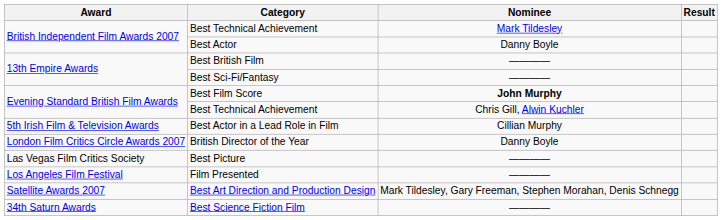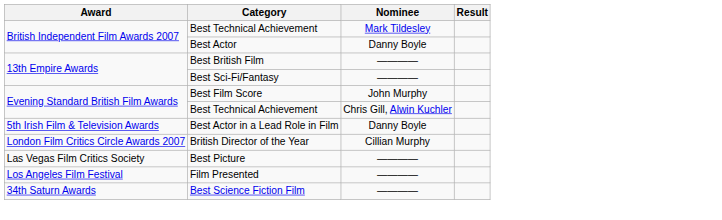(530, 93) bold -> (398, 93) normal
(530, 126) Cillian Murphy -> (398, 126) Danny Boyle
(530, 142) Danny Boyle -> (398, 142) Cillian Murphy
- row: (56, 191)
